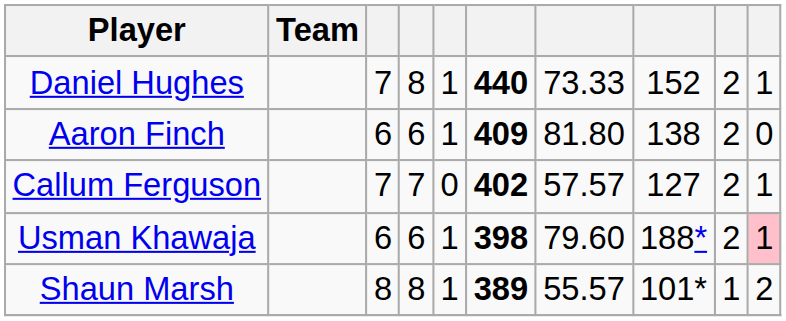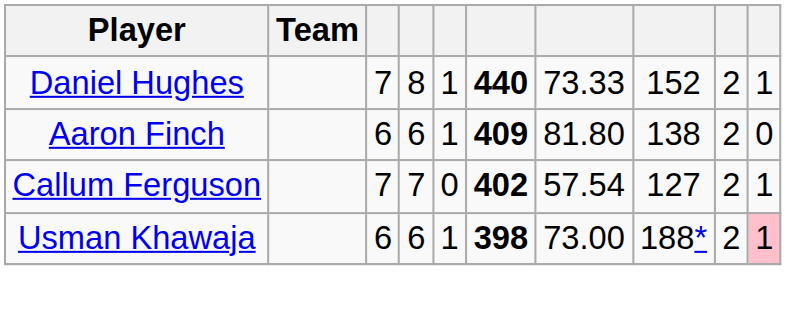(584, 185) 57.57 -> (584, 185) 57.54
(584, 237) 79.60 -> (584, 237) 73.00
- row: (137, 289)
